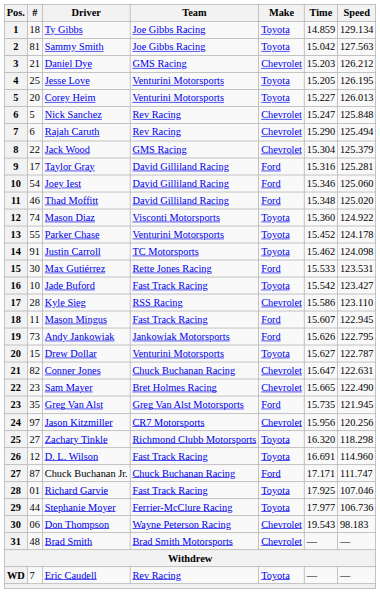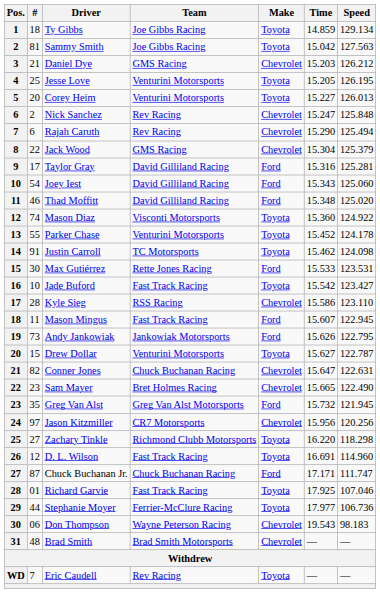(32, 115) 5 -> (32, 115) 2
(321, 183) 15.346 -> (321, 183) 15.343
(321, 405) 15.735 -> (321, 405) 15.732
(321, 439) 16.320 -> (321, 439) 16.220
